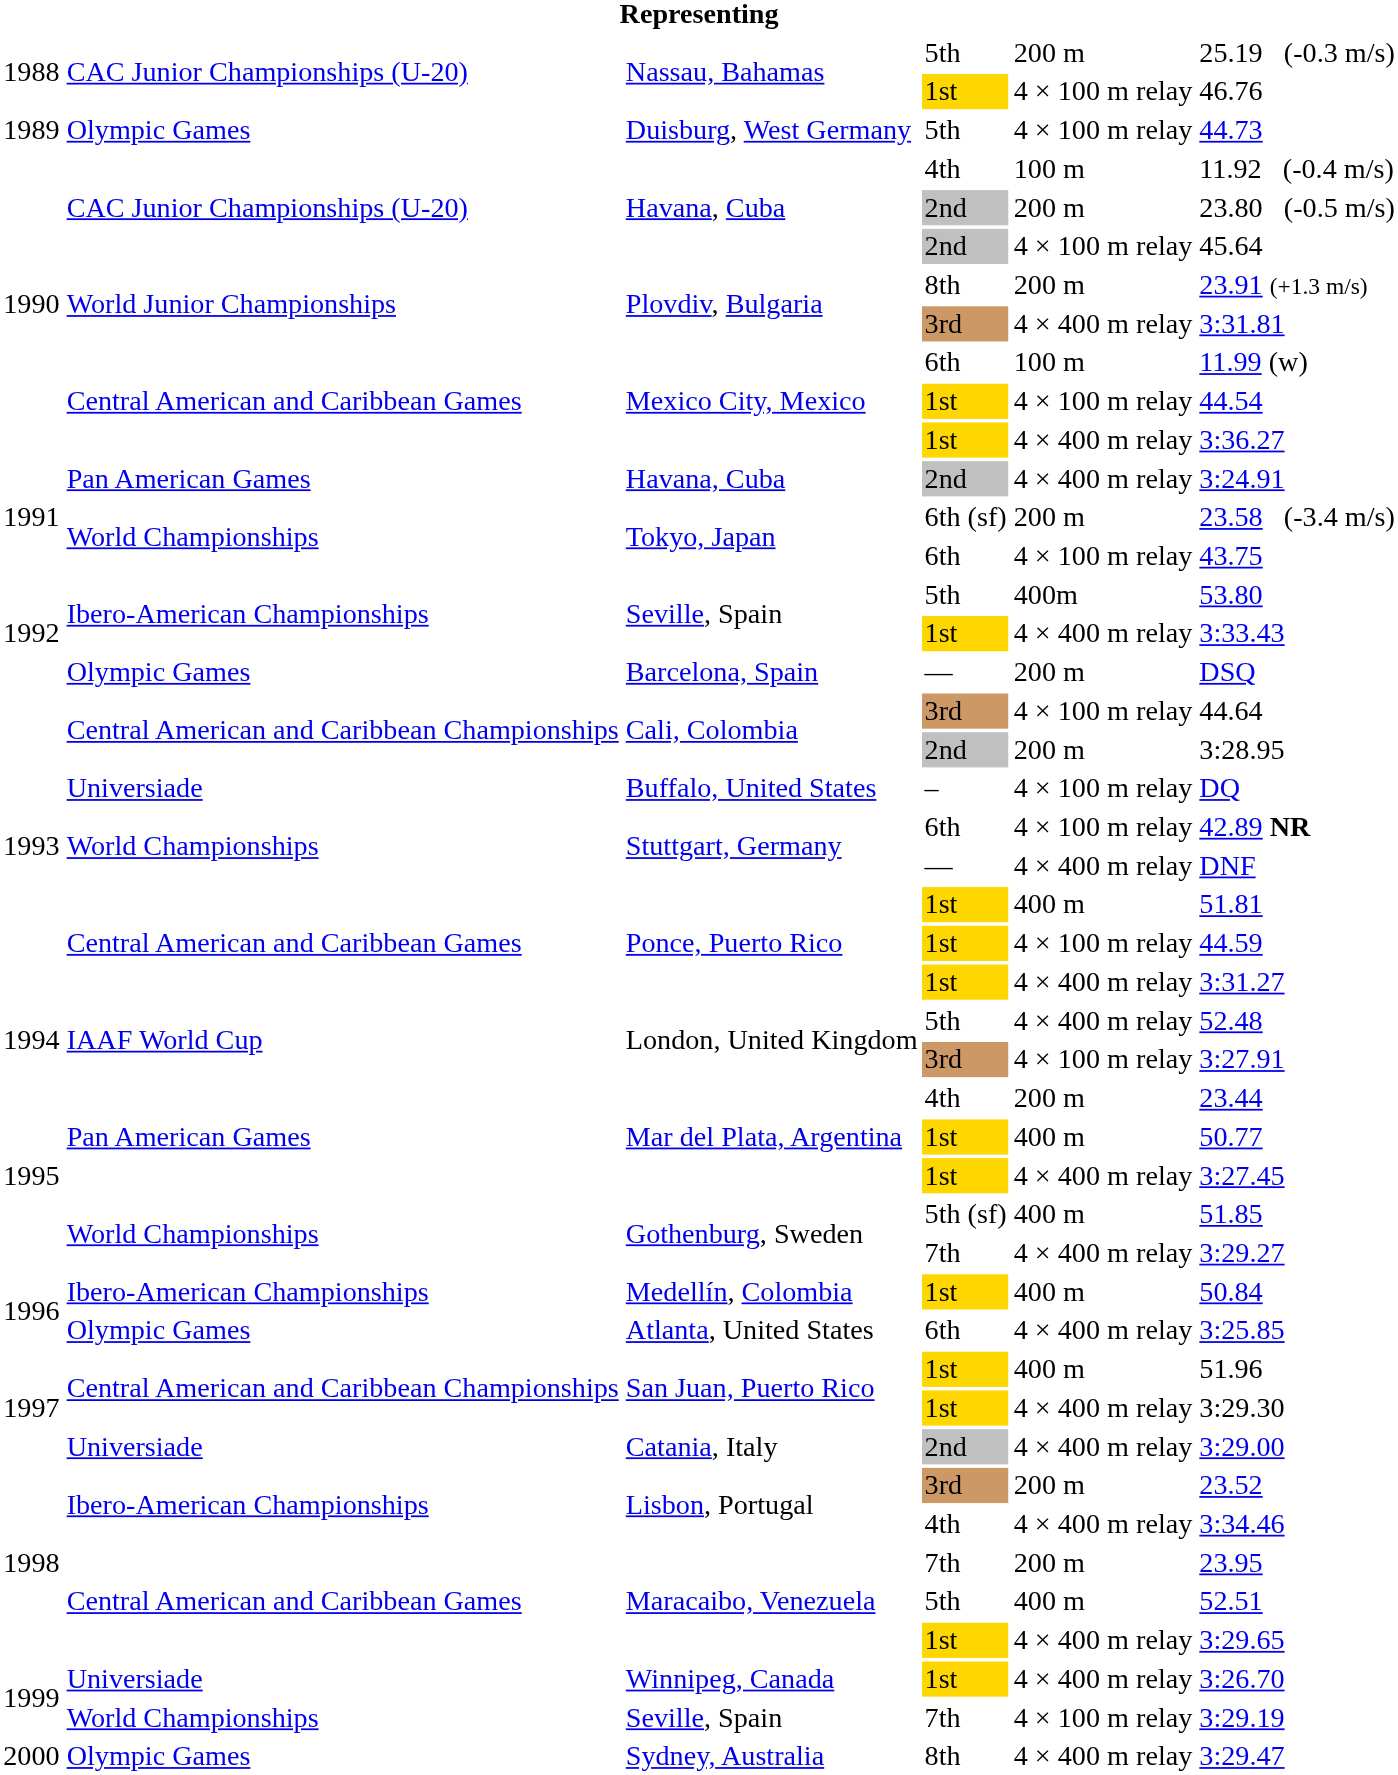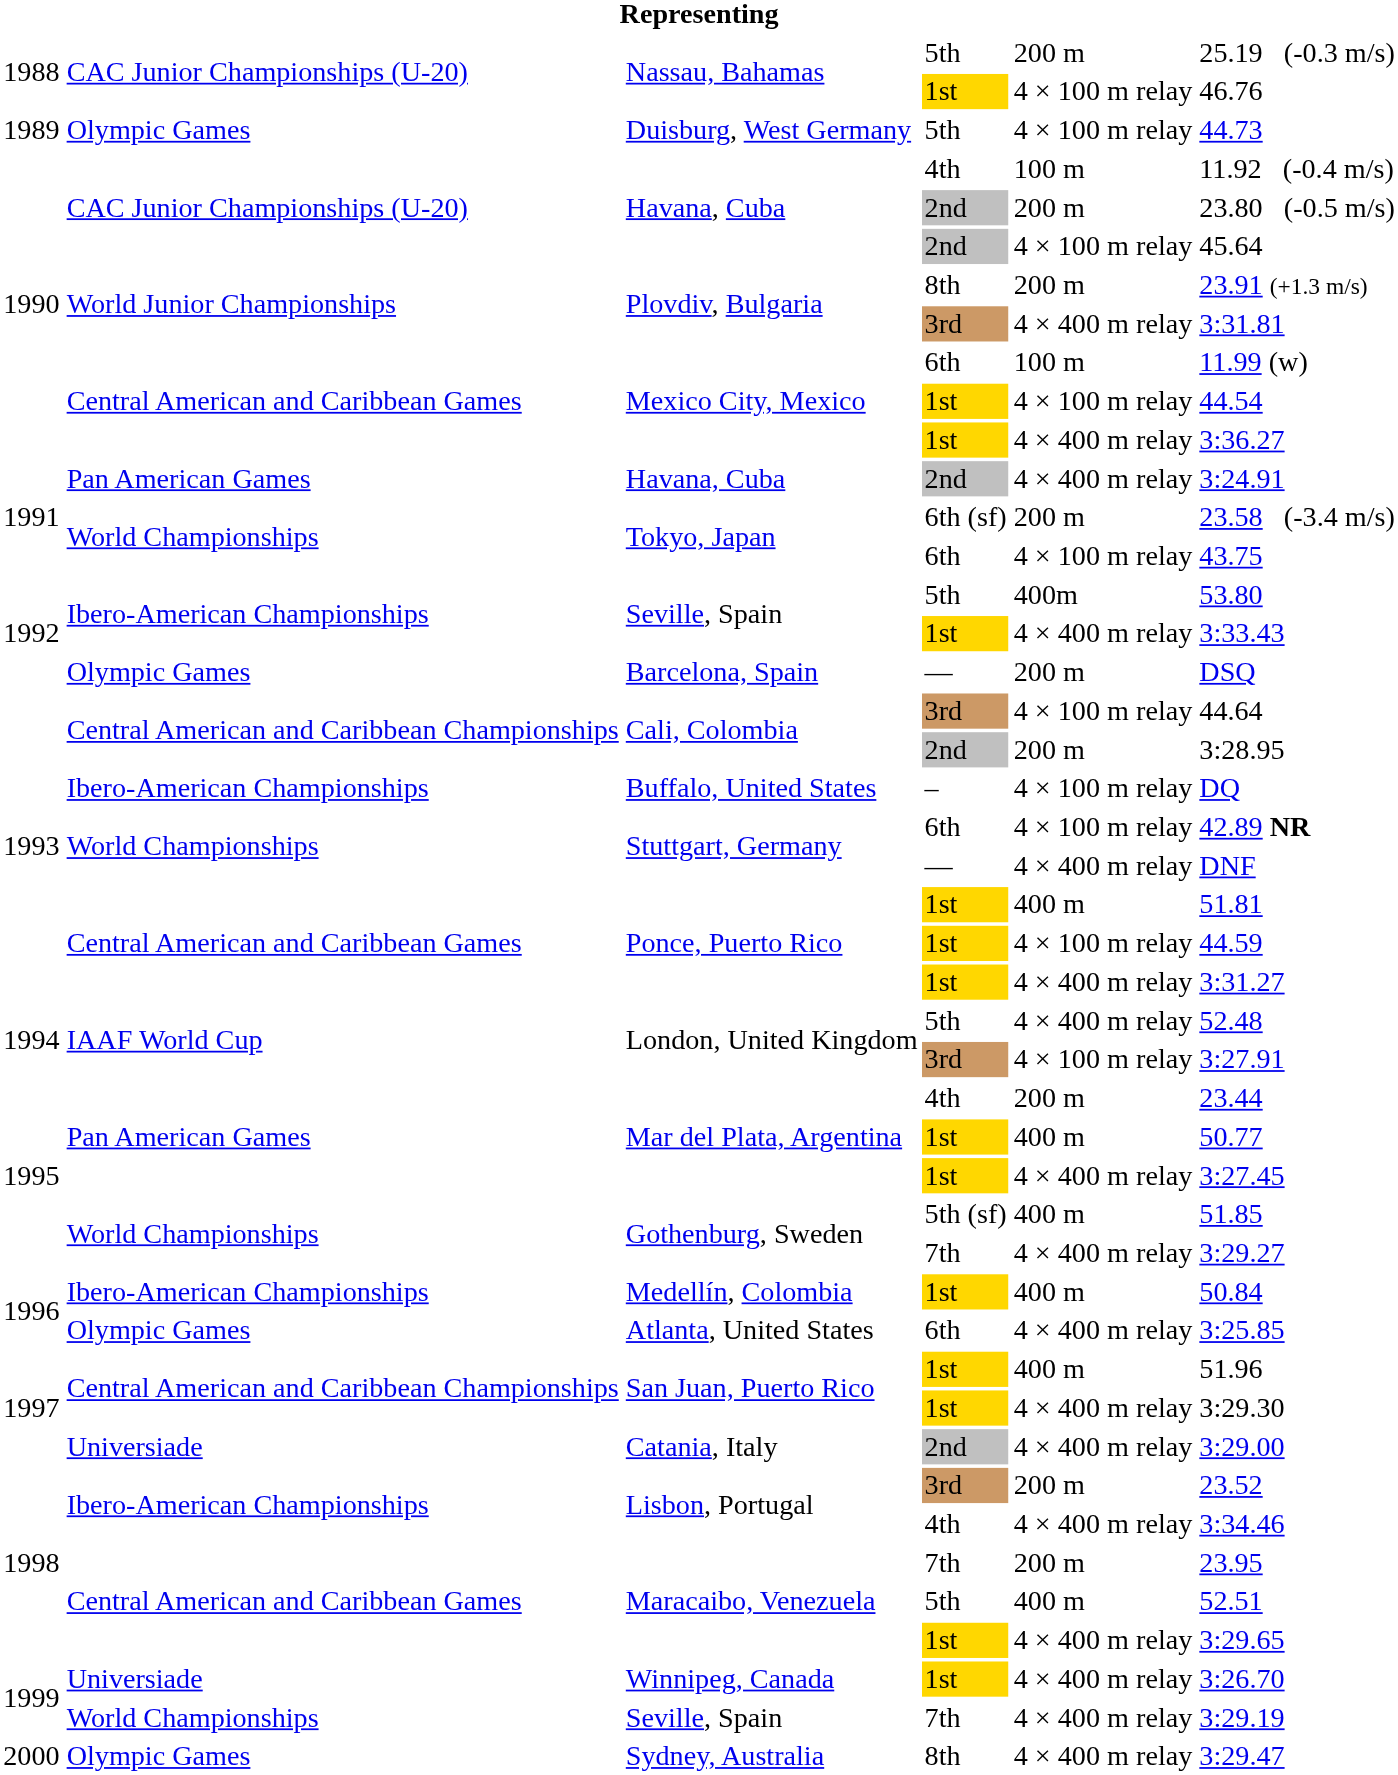(135, 788) Universiade -> (248, 788) Ibero-American Championships
(1103, 1717) 4 × 100 m relay -> (1103, 1717) 4 × 400 m relay
